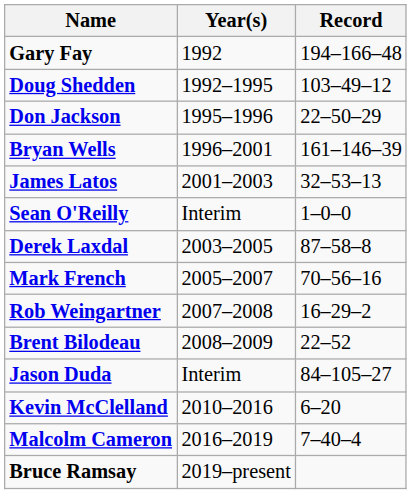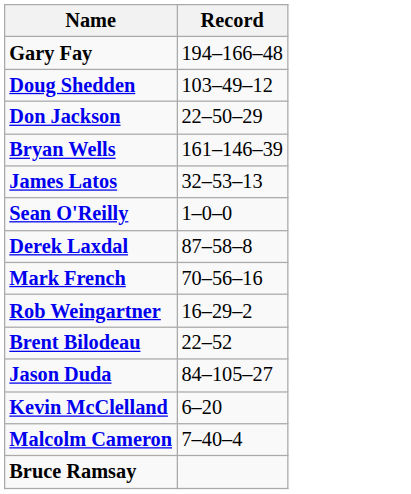- column: (236, 20)
